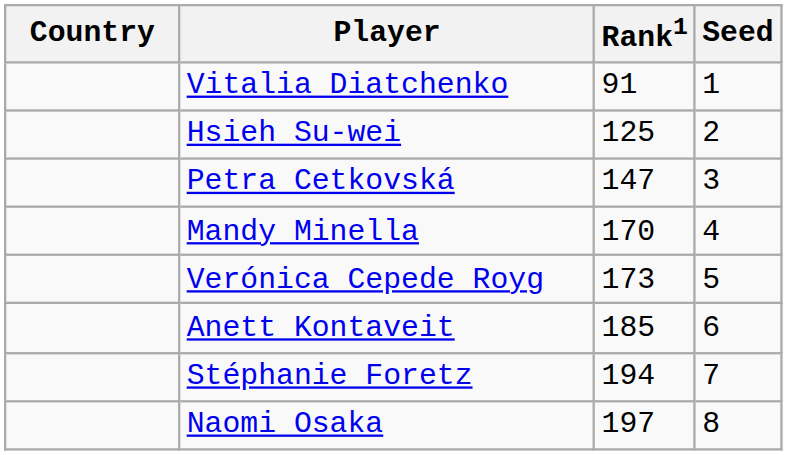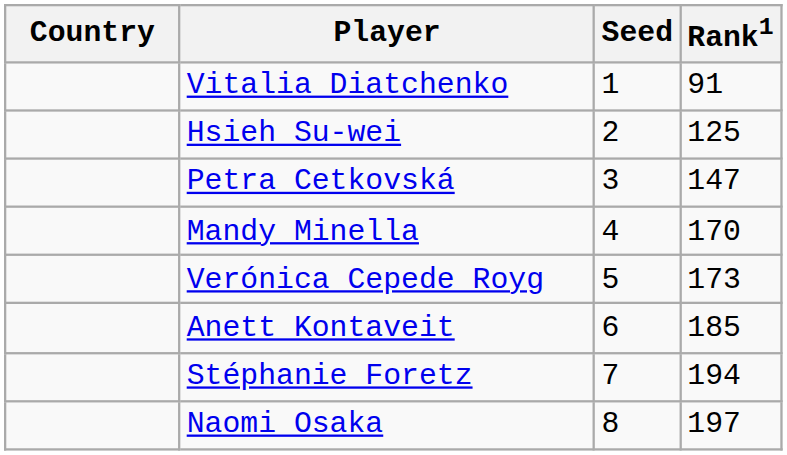columns swapped: (645, 33) <-> (738, 33)
